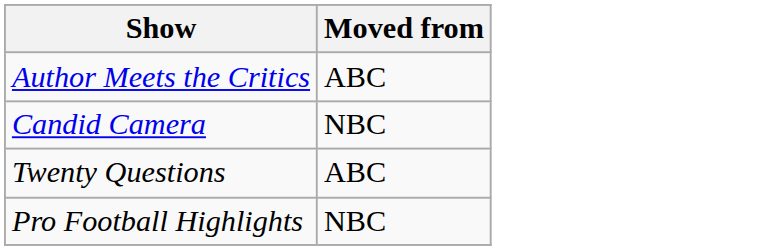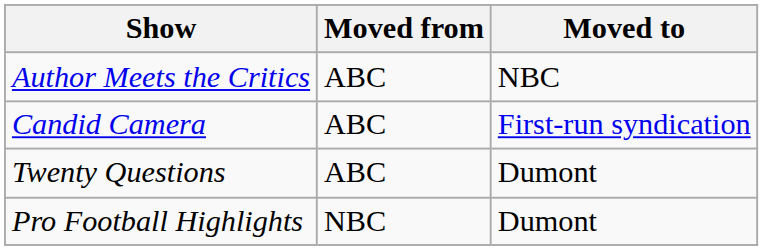+ column: (624, 28)
(355, 124) NBC -> (355, 124) ABC
